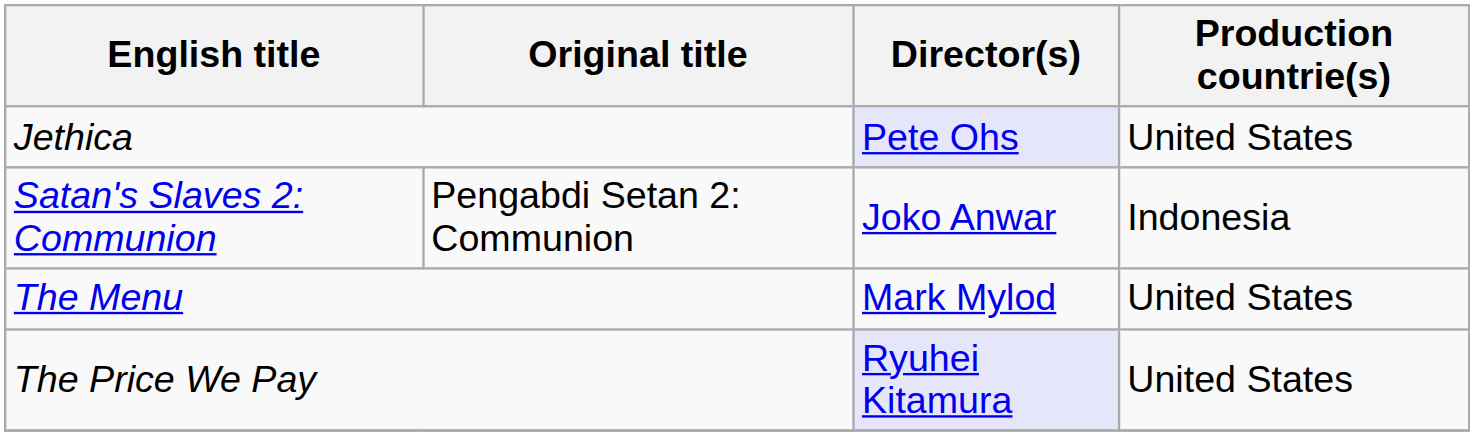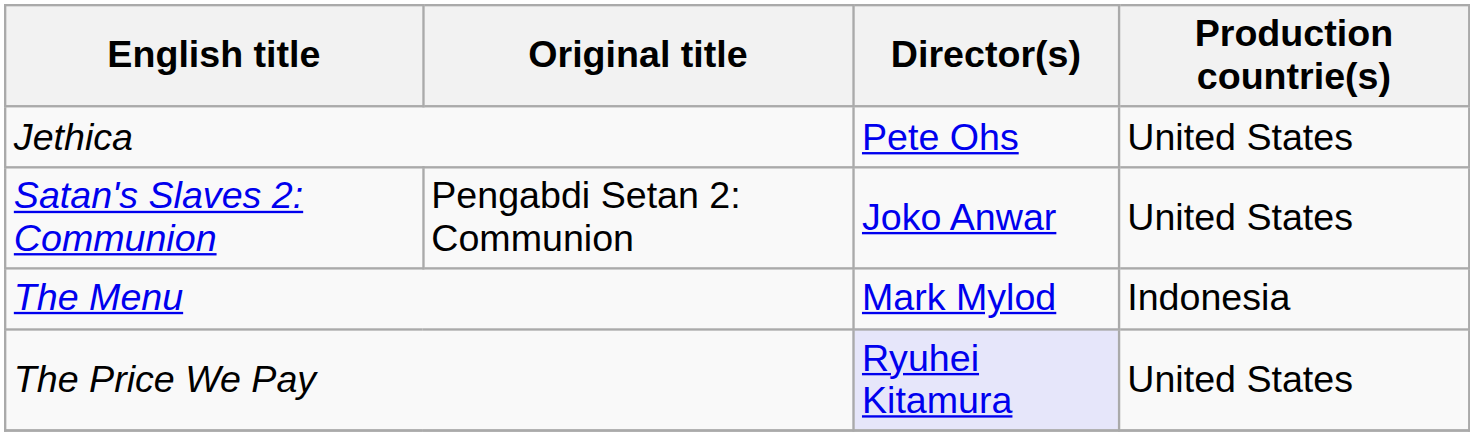(940, 136) lavender background -> (940, 136) no background
(1209, 217) Indonesia -> (1240, 217) United States
(1240, 297) United States -> (1209, 297) Indonesia
